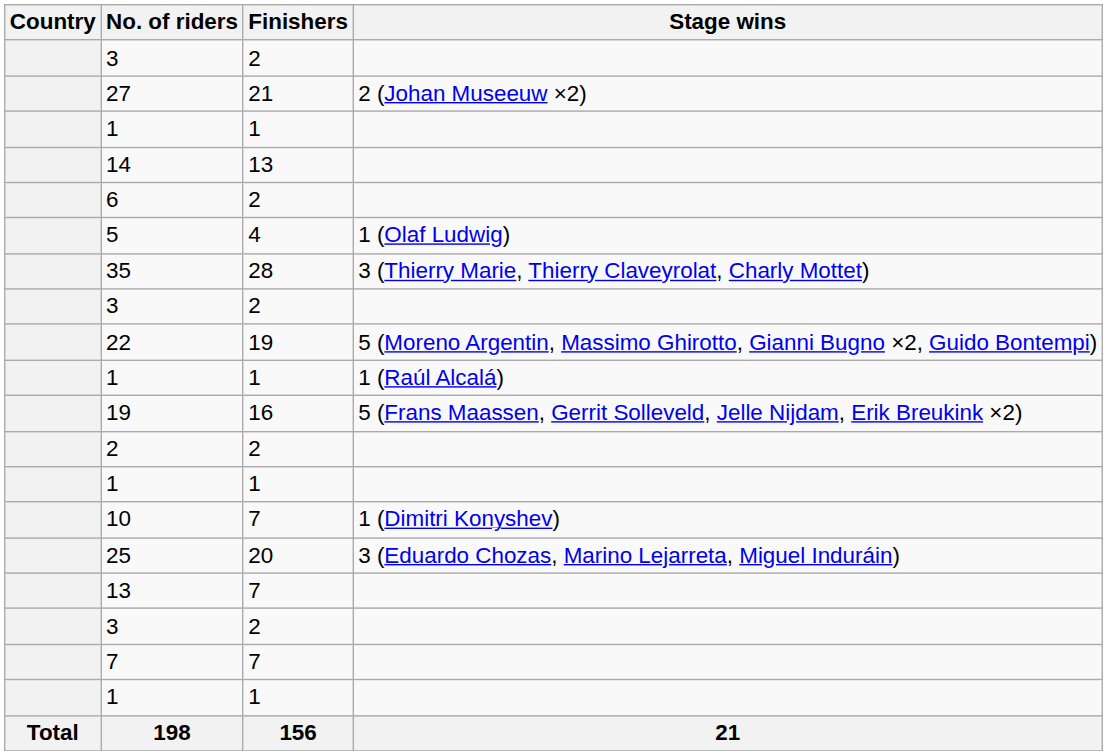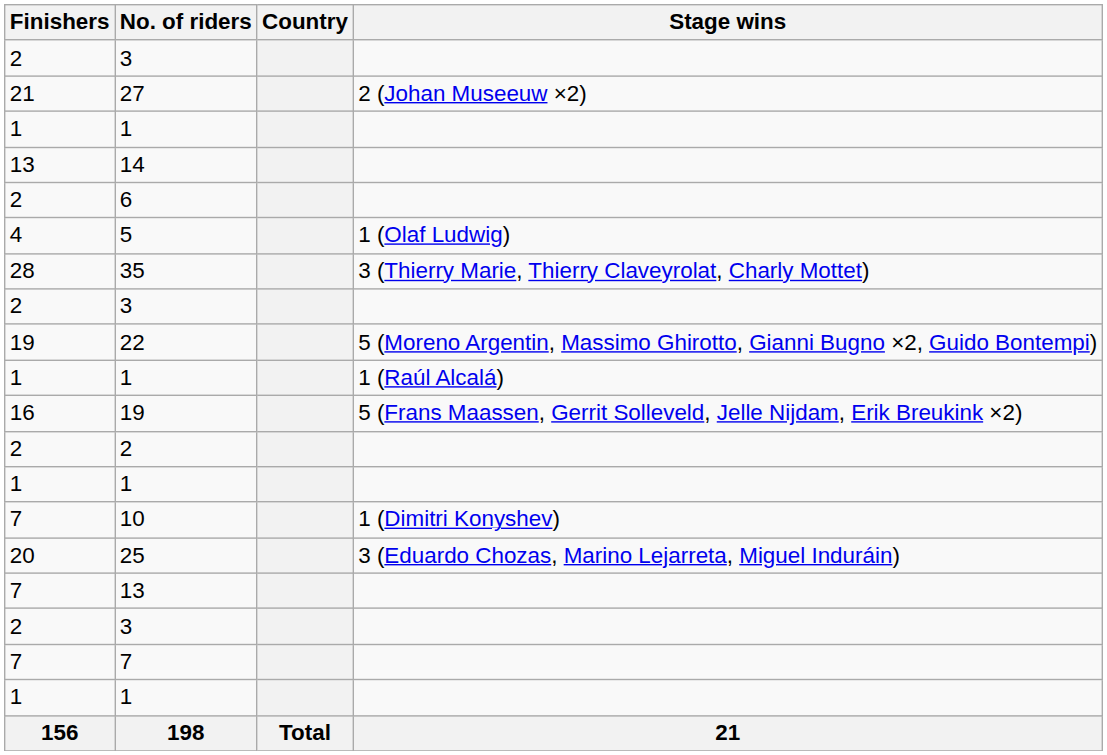columns swapped: (53, 22) <-> (298, 22)
